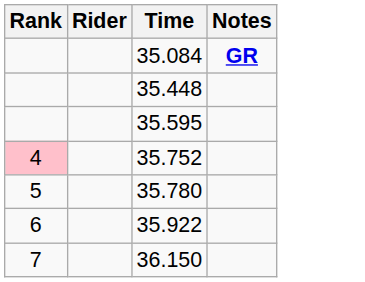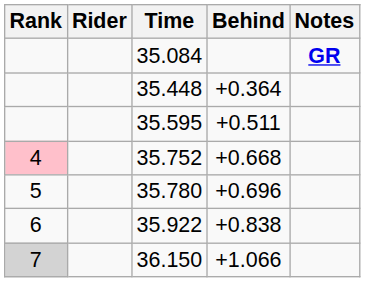+ column: (248, 21)
(36, 259) no background -> (36, 259) lightgrey background
